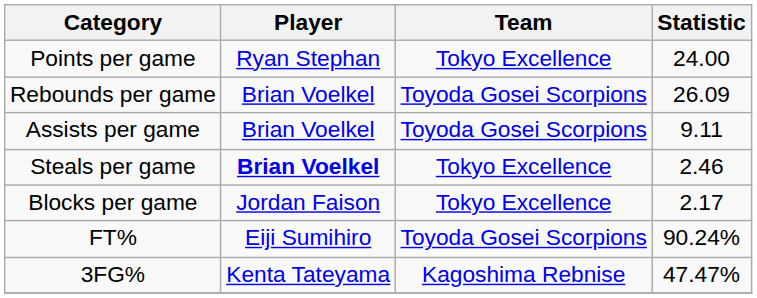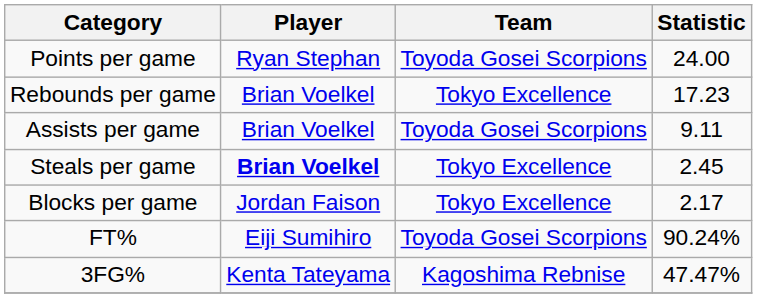(524, 58) Tokyo Excellence -> (524, 58) Toyoda Gosei Scorpions
(524, 94) Toyoda Gosei Scorpions -> (524, 94) Tokyo Excellence
(701, 94) 26.09 -> (701, 94) 17.23
(701, 166) 2.46 -> (701, 166) 2.45
